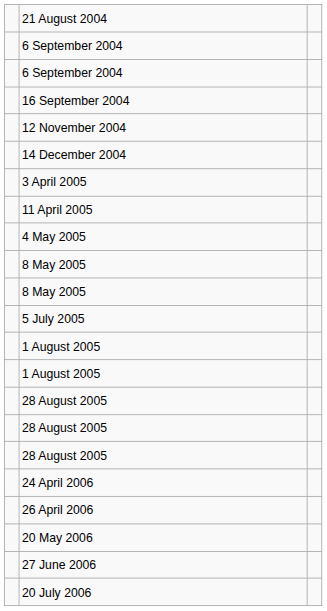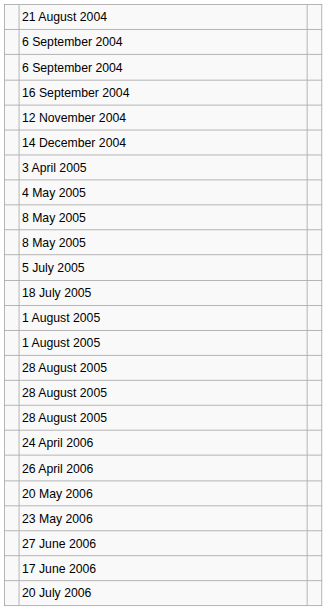- row: (12, 210)
+ row: (12, 293)
+ row: (12, 518)
+ row: (12, 568)
